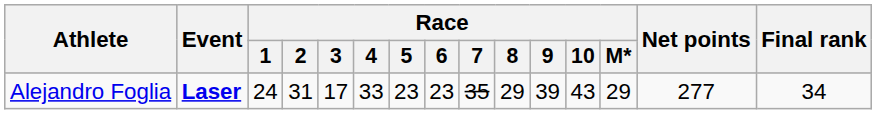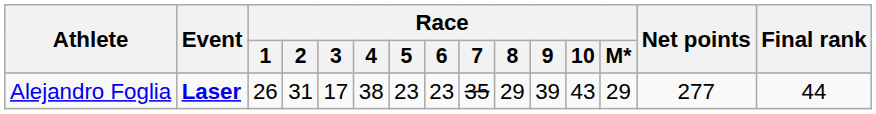(265, 91) 24 -> (265, 91) 26
(371, 91) 33 -> (371, 91) 38
(814, 91) 34 -> (814, 91) 44
